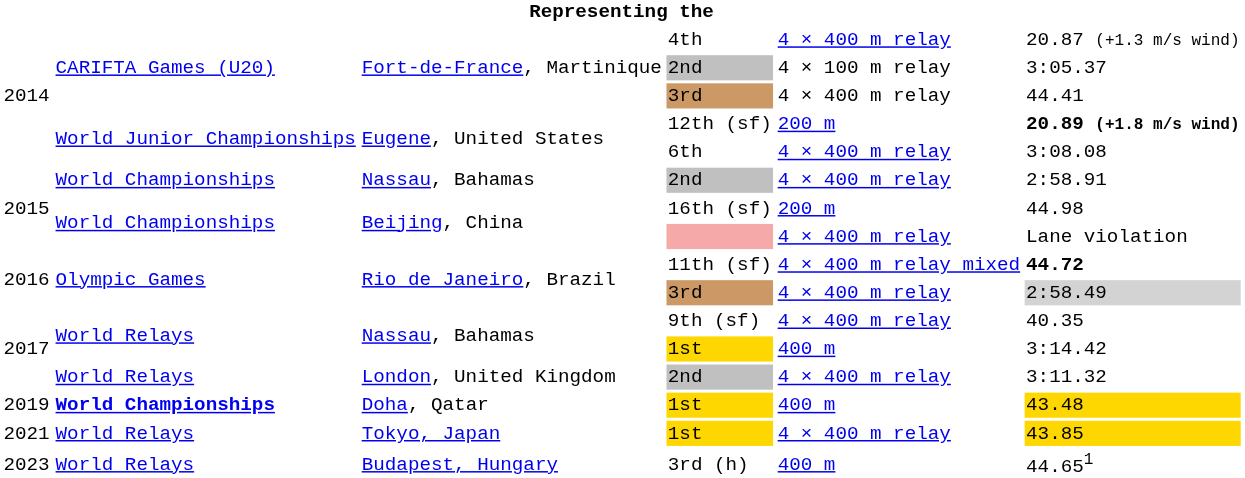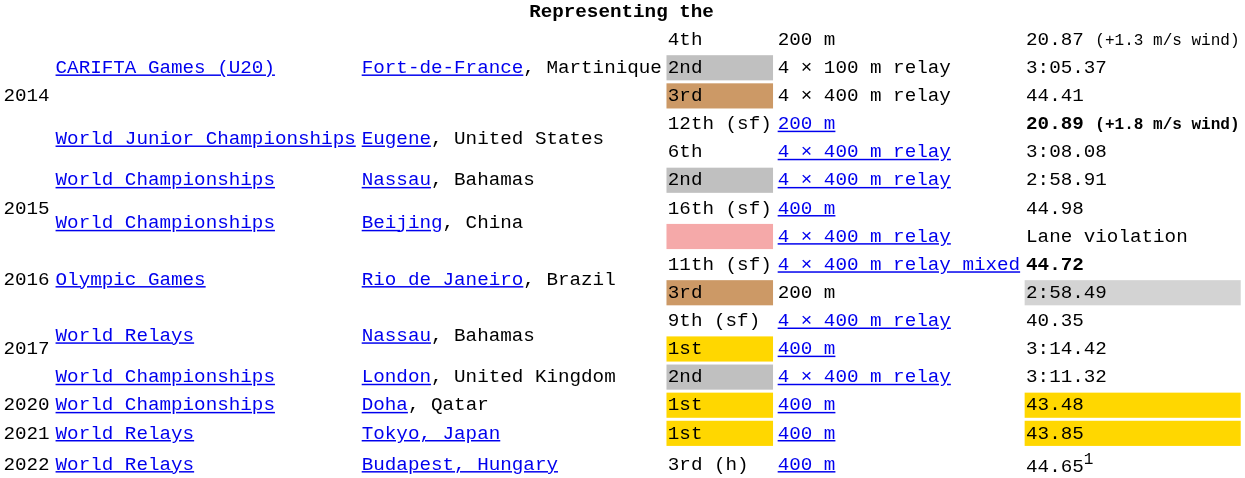(864, 40) 4 × 400 m relay -> (807, 40) 200 m
(807, 208) 200 m -> (807, 208) 400 m
(864, 293) 4 × 400 m relay -> (807, 293) 200 m
(125, 377) World Relays -> (165, 377) World Championships
(27, 405) 2019 -> (27, 405) 2020
(165, 405) bold -> (165, 405) normal
(864, 433) 4 × 400 m relay -> (807, 433) 400 m
(27, 464) 2023 -> (27, 464) 2022
